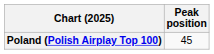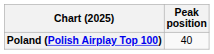(187, 40) 45 -> (187, 40) 40
